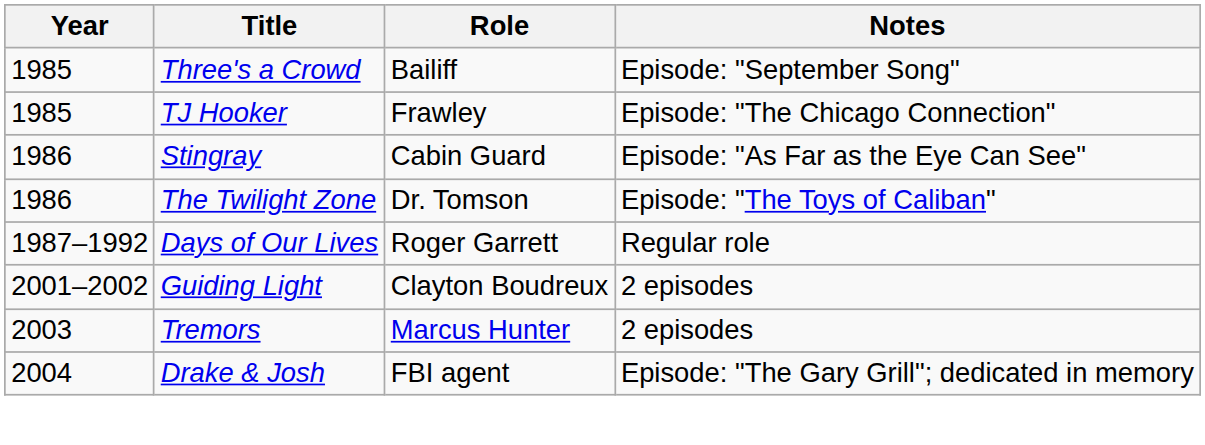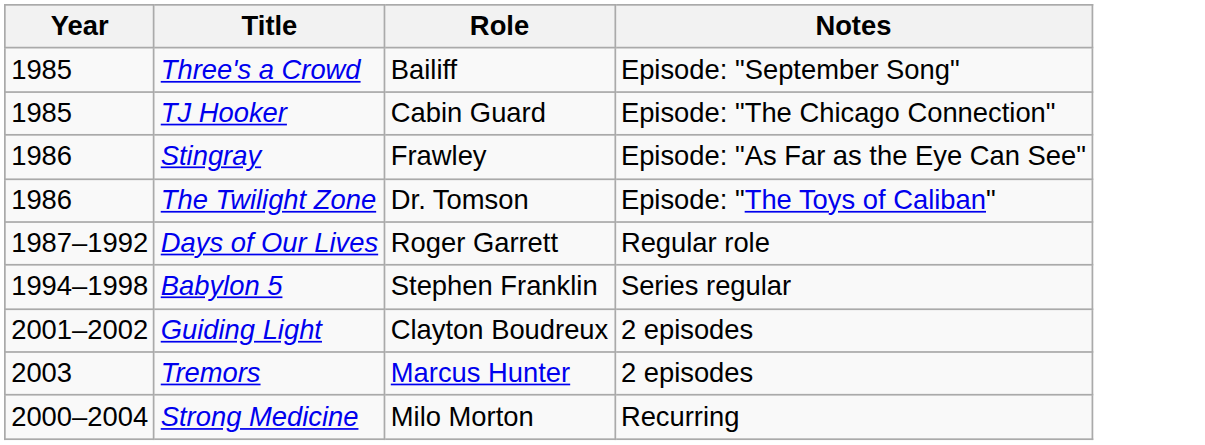(439, 112) Frawley -> (468, 112) Cabin Guard
(468, 156) Cabin Guard -> (439, 156) Frawley
+ row: (222, 286)
- row: (243, 373)
+ row: (260, 416)
